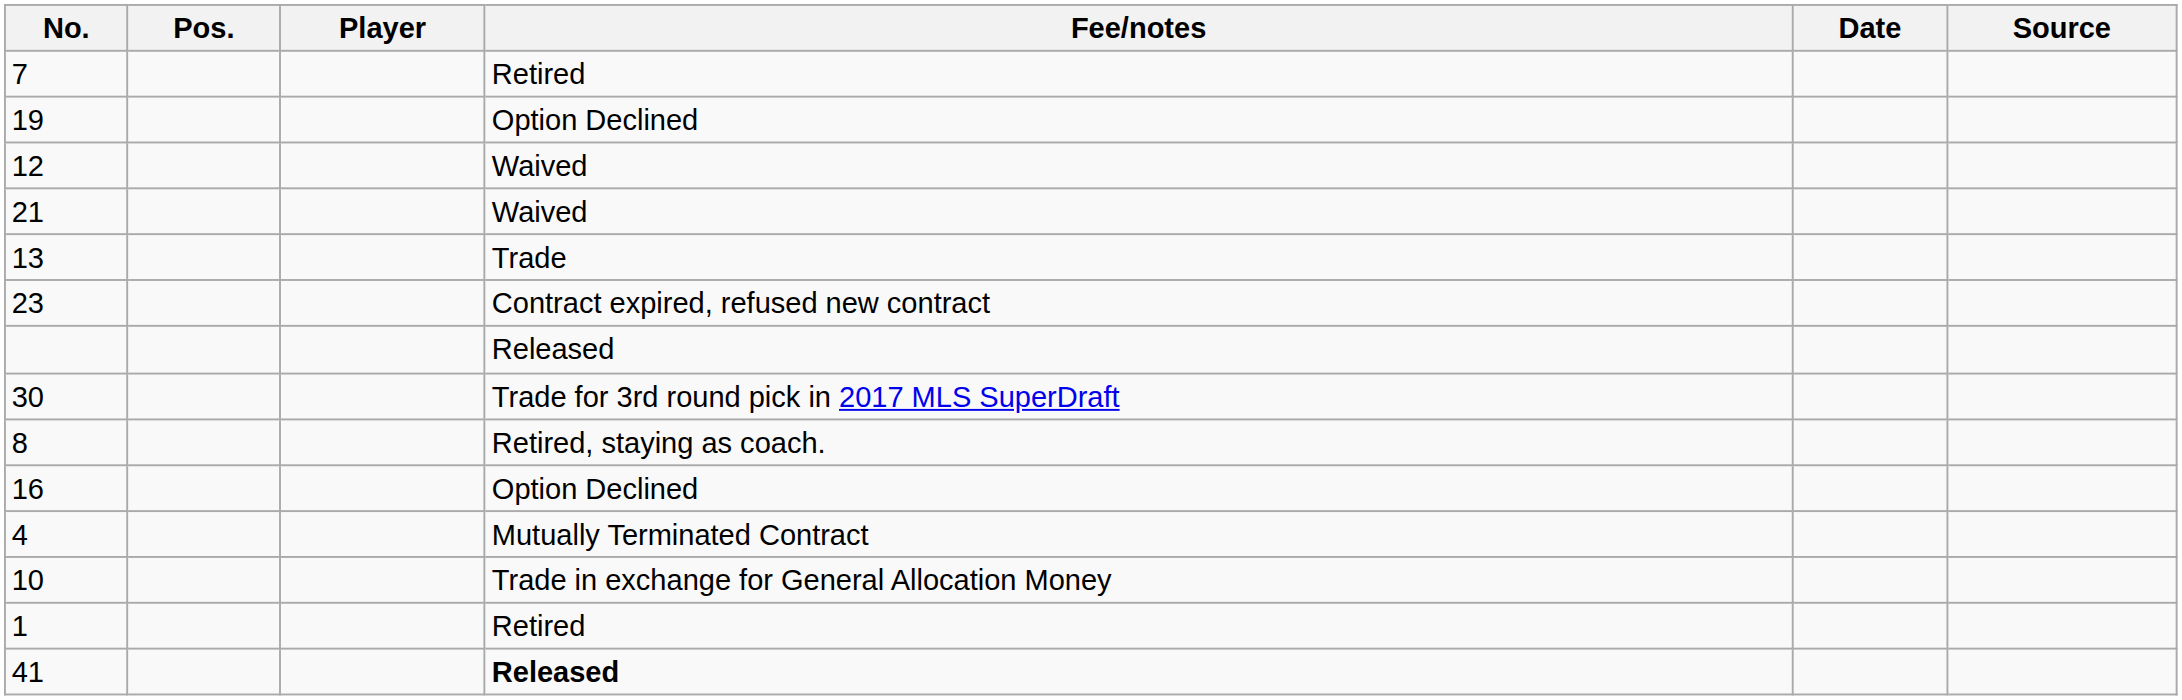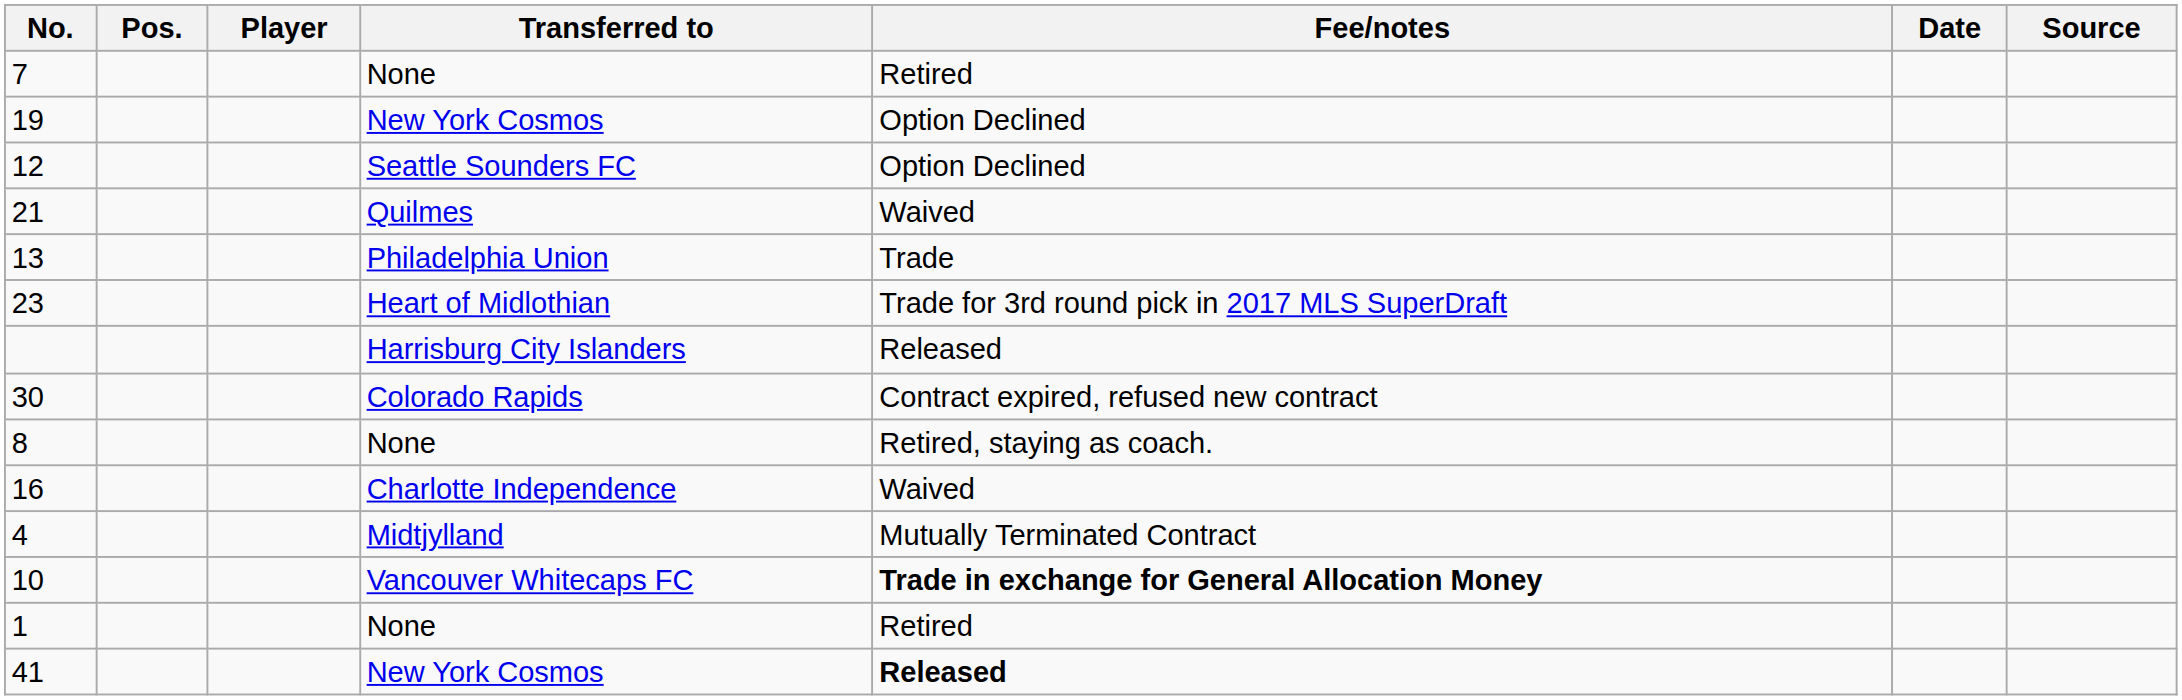+ column: (616, 28)
(540, 166) Waived -> (983, 166) Option Declined
(741, 304) Contract expired, refused new contract -> (1193, 304) Trade for 3rd round pick in 2017 MLS SuperDraft
(806, 396) Trade for 3rd round pick in 2017 MLS SuperDraft -> (1128, 396) Contract expired, refused new contract
(595, 488) Option Declined -> (927, 488) Waived
(802, 580) normal -> (1211, 580) bold
